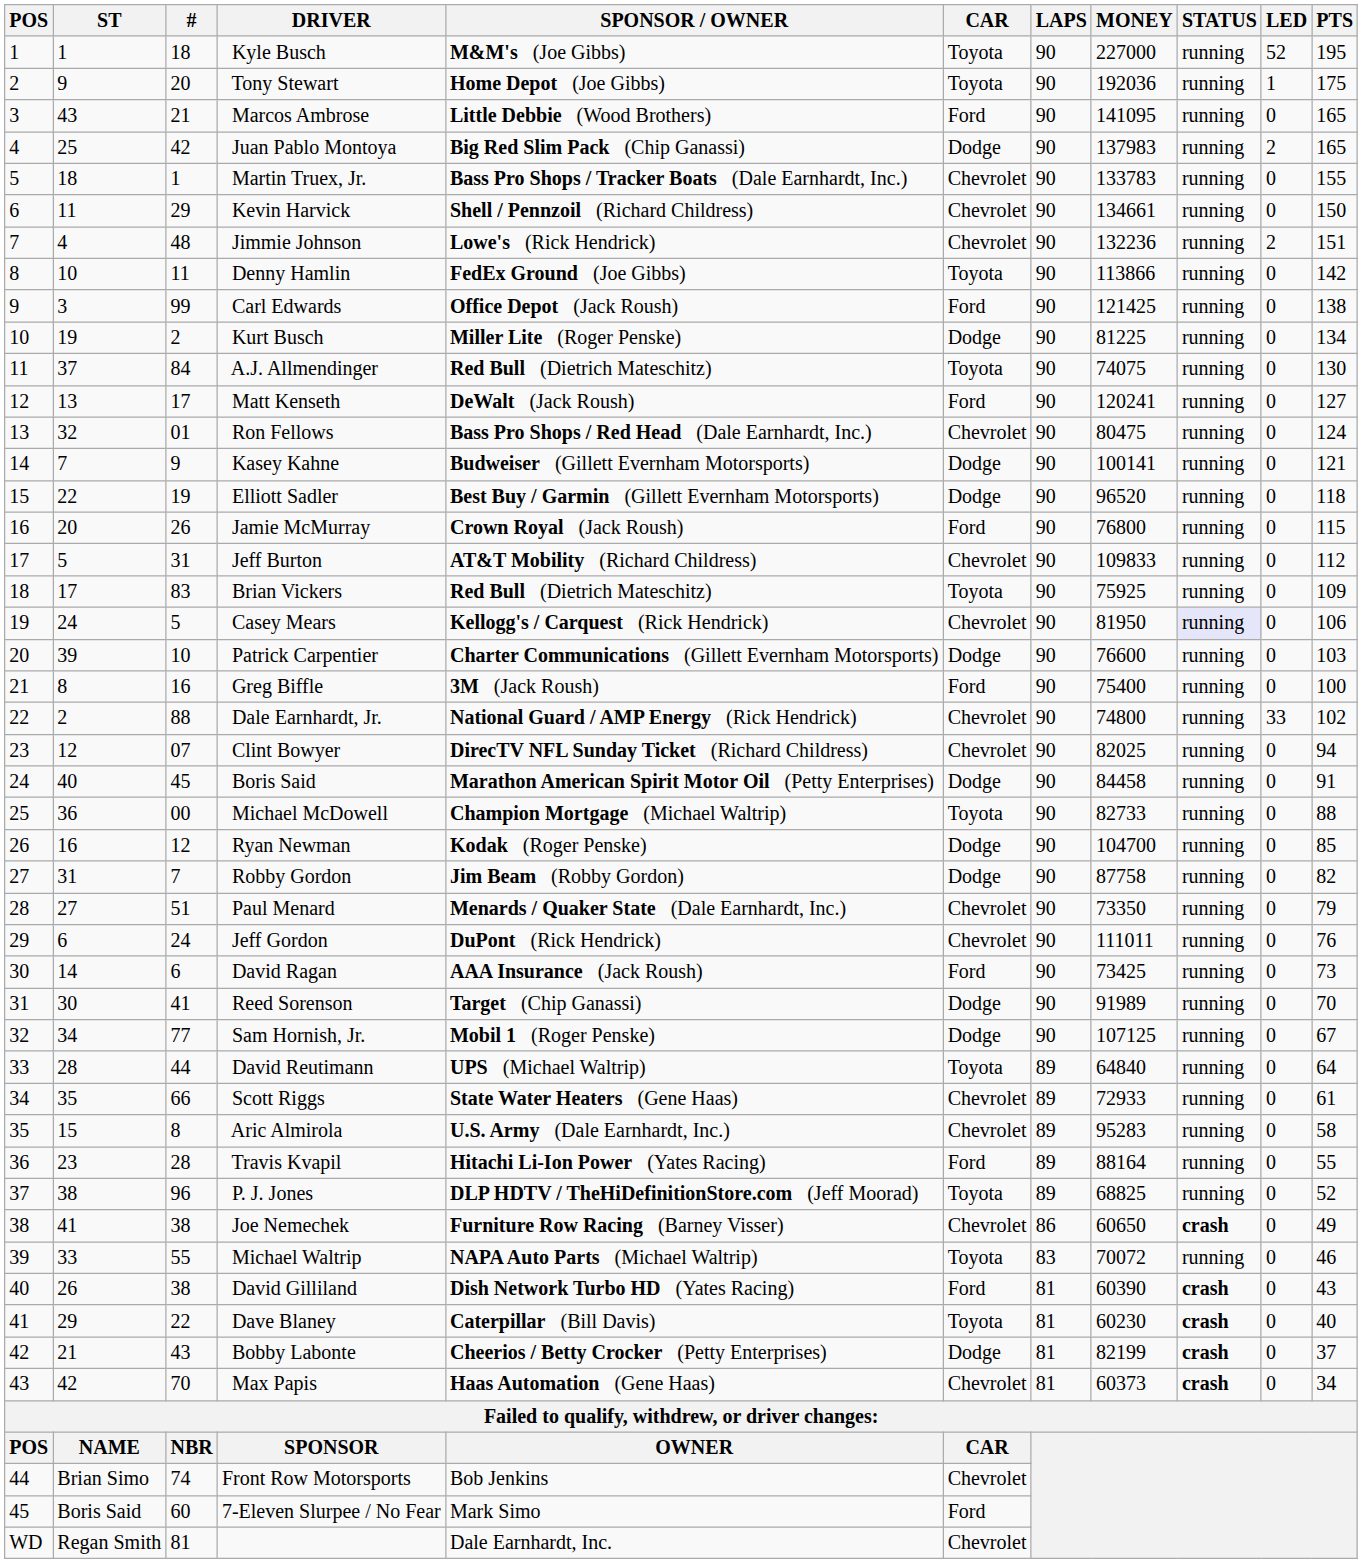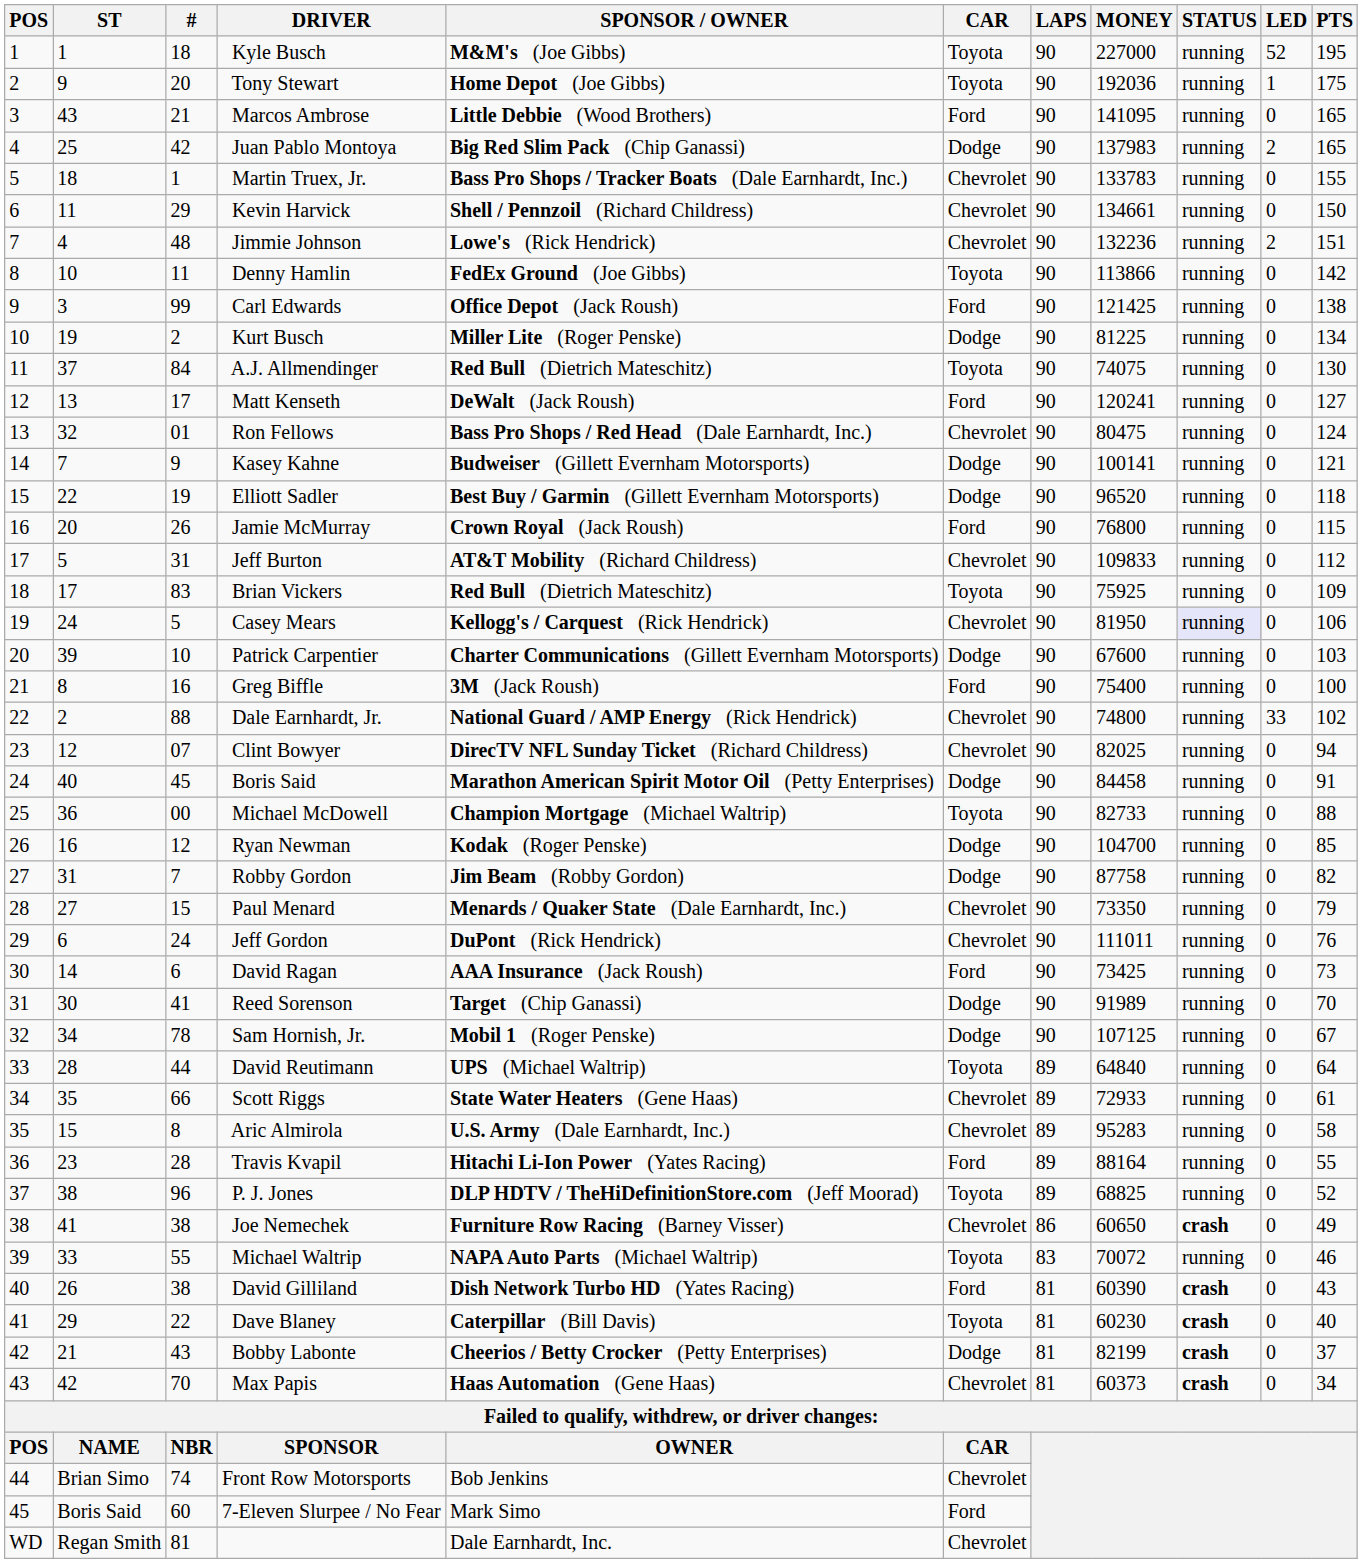(1121, 654) 76600 -> (1121, 654) 67600
(180, 908) 51 -> (180, 908) 15
(180, 1035) 77 -> (180, 1035) 78
